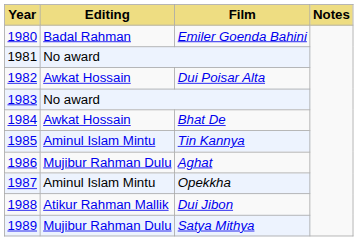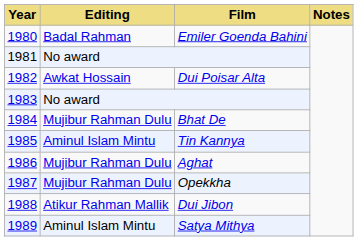(87, 120) Awkat Hossain -> (107, 120) Mujibur Rahman Dulu
(99, 183) Aminul Islam Mintu -> (107, 183) Mujibur Rahman Dulu
(107, 225) Mujibur Rahman Dulu -> (99, 225) Aminul Islam Mintu
